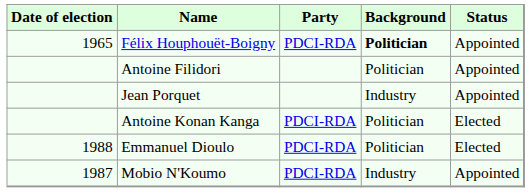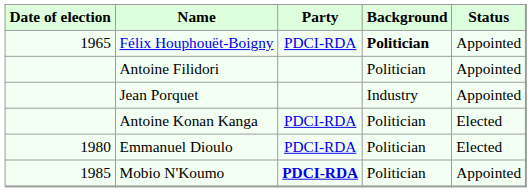(97, 147) 1988 -> (96, 147) 1980
(97, 172) 1987 -> (96, 172) 1985
(320, 172) normal -> (320, 172) bold
(391, 172) Industry -> (396, 172) Politician
